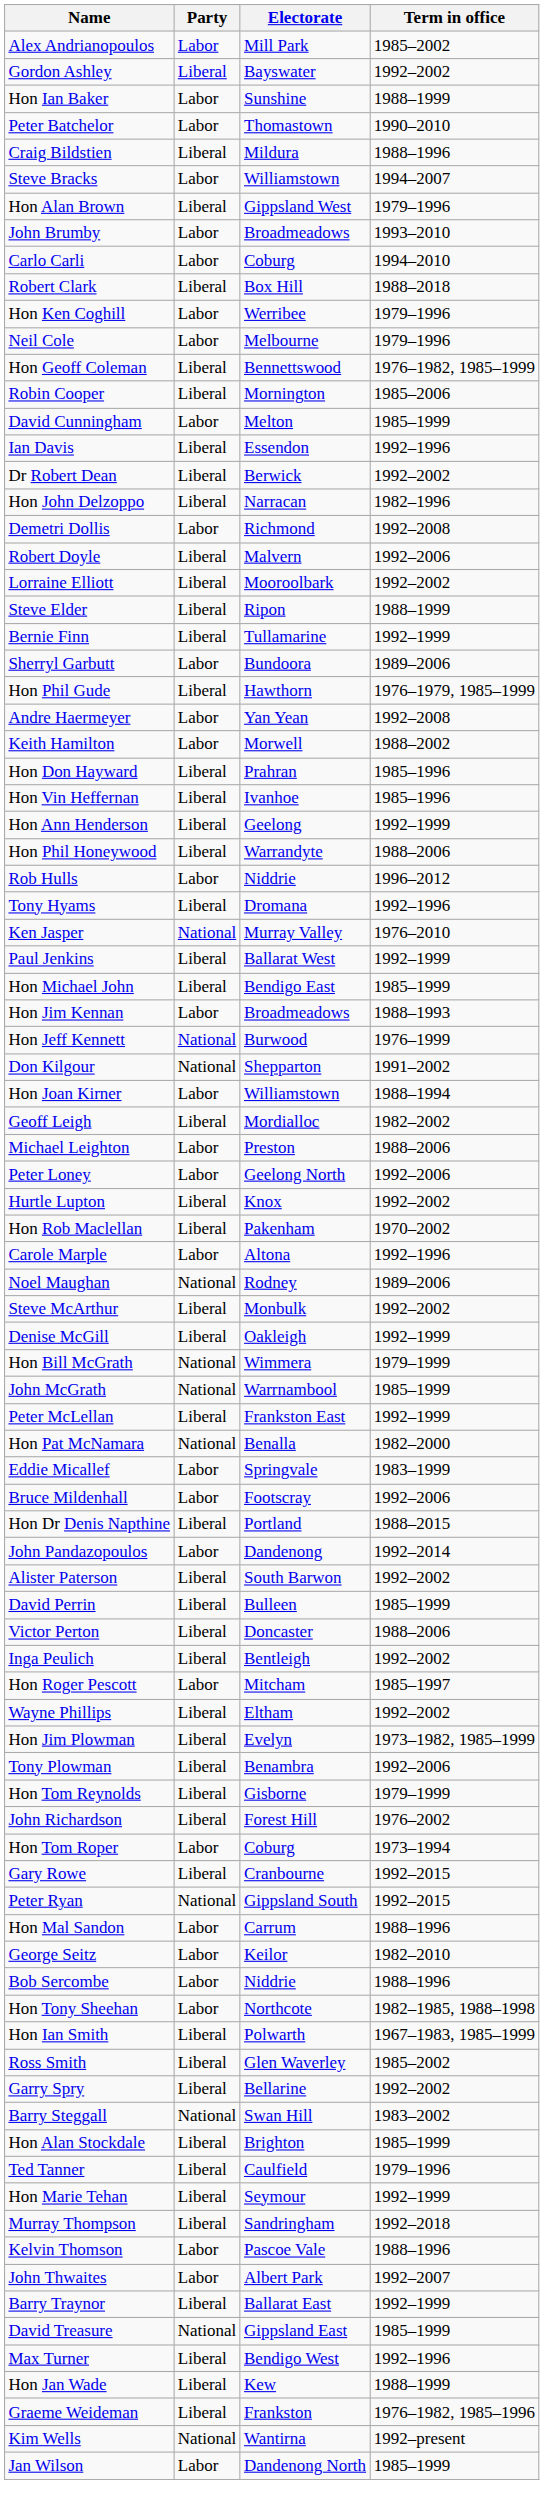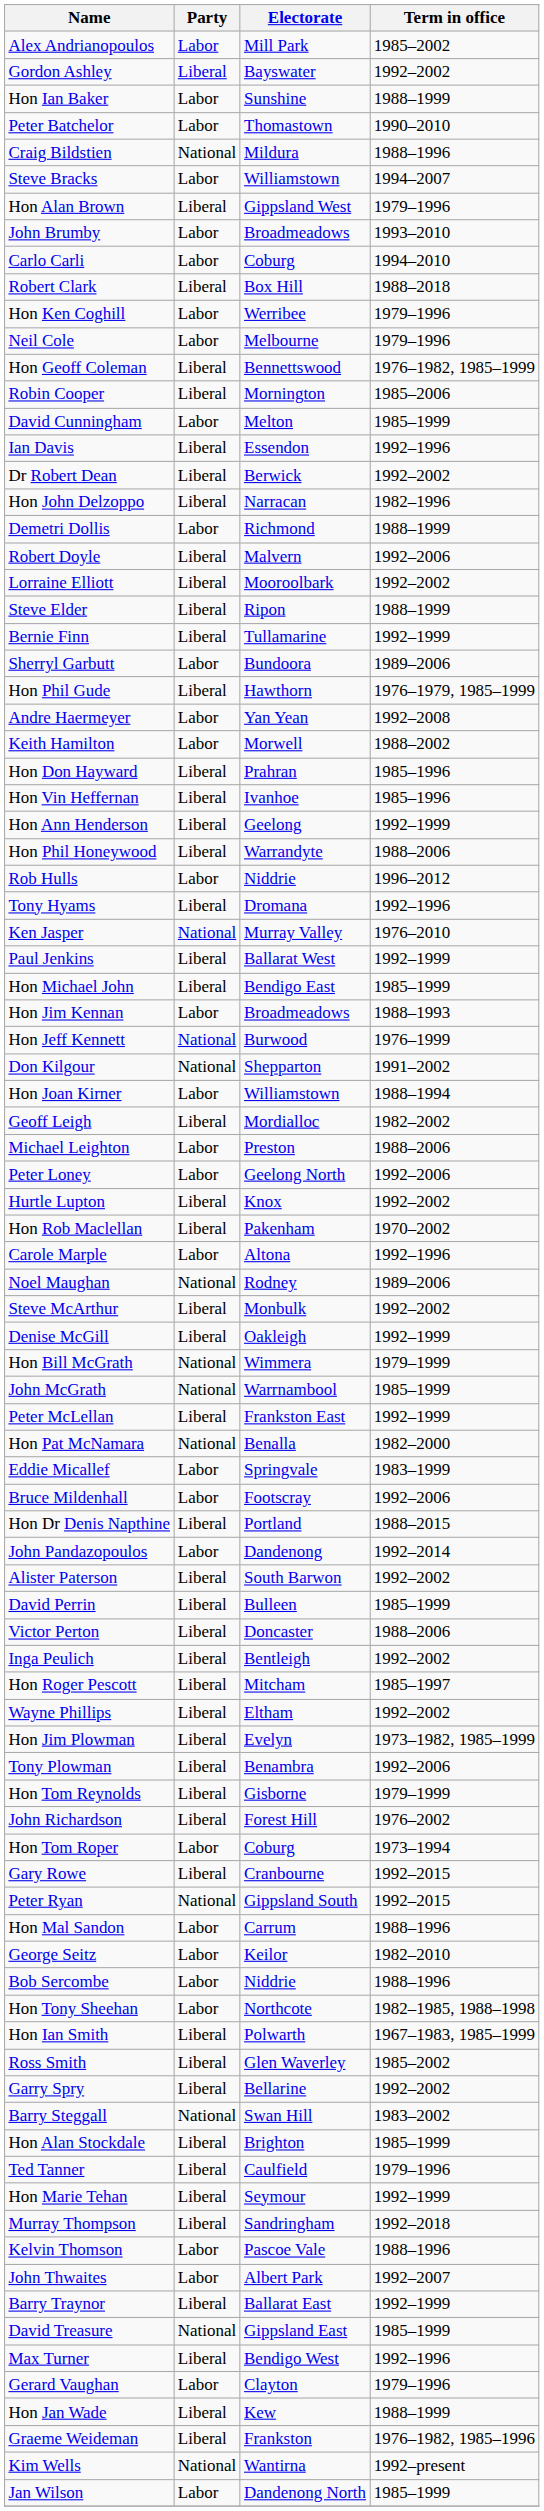(202, 152) Liberal -> (207, 152) National
(412, 529) 1992–2008 -> (412, 529) 1988–1999
(198, 1685) Labor -> (202, 1685) Liberal
+ row: (64, 2384)
